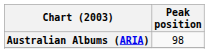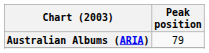(178, 40) 98 -> (178, 40) 79
